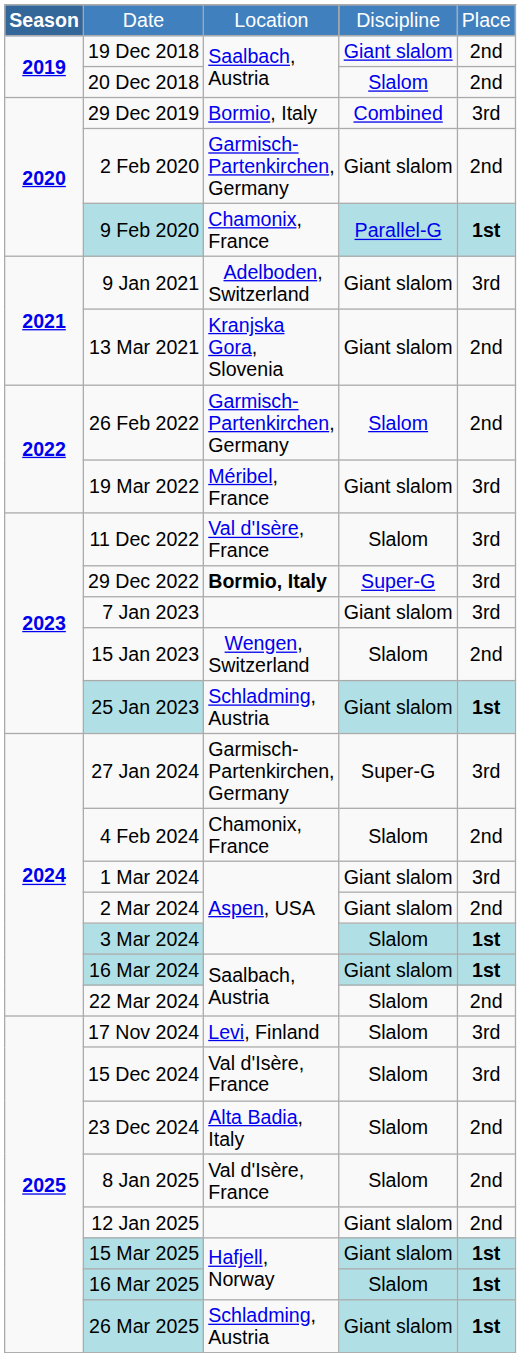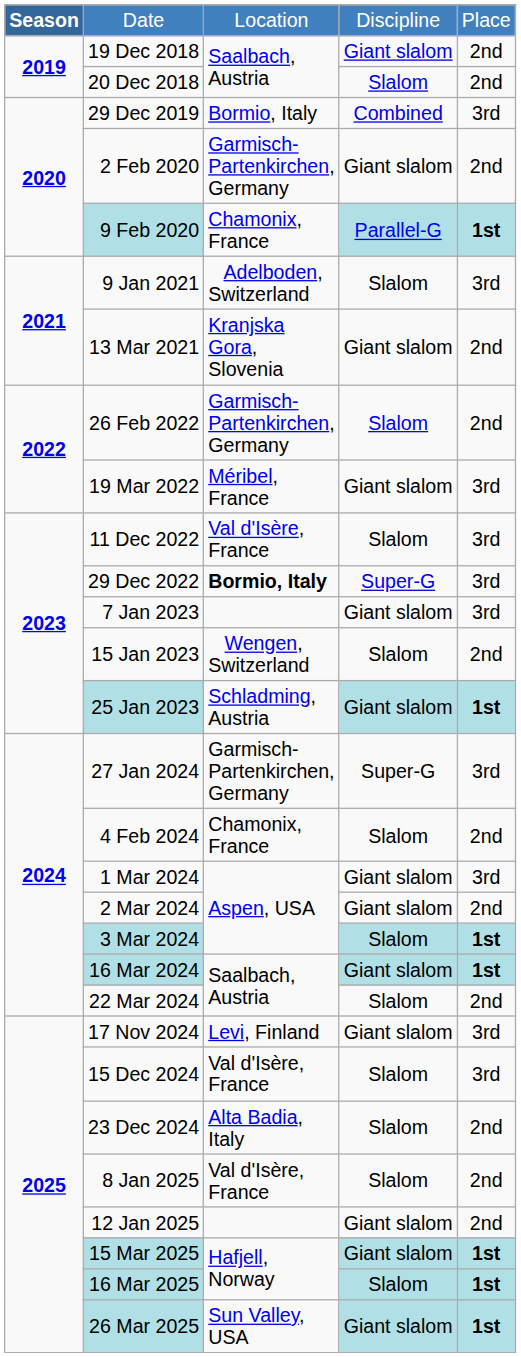(398, 283) Giant slalom -> (398, 283) Slalom
(398, 1032) Slalom -> (398, 1032) Giant slalom
(262, 1326) Schladming, Austria -> (256, 1326) Sun Valley, USA
